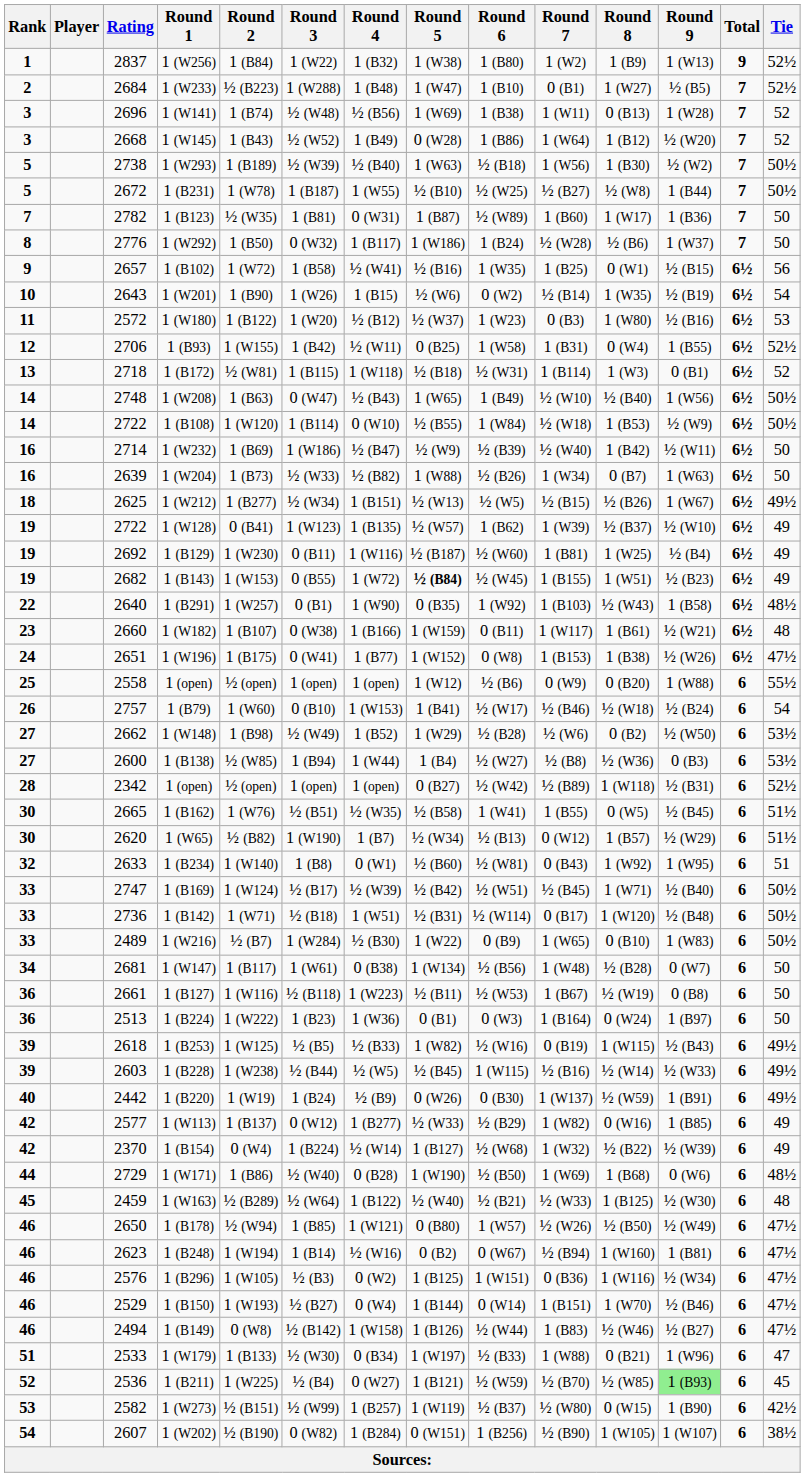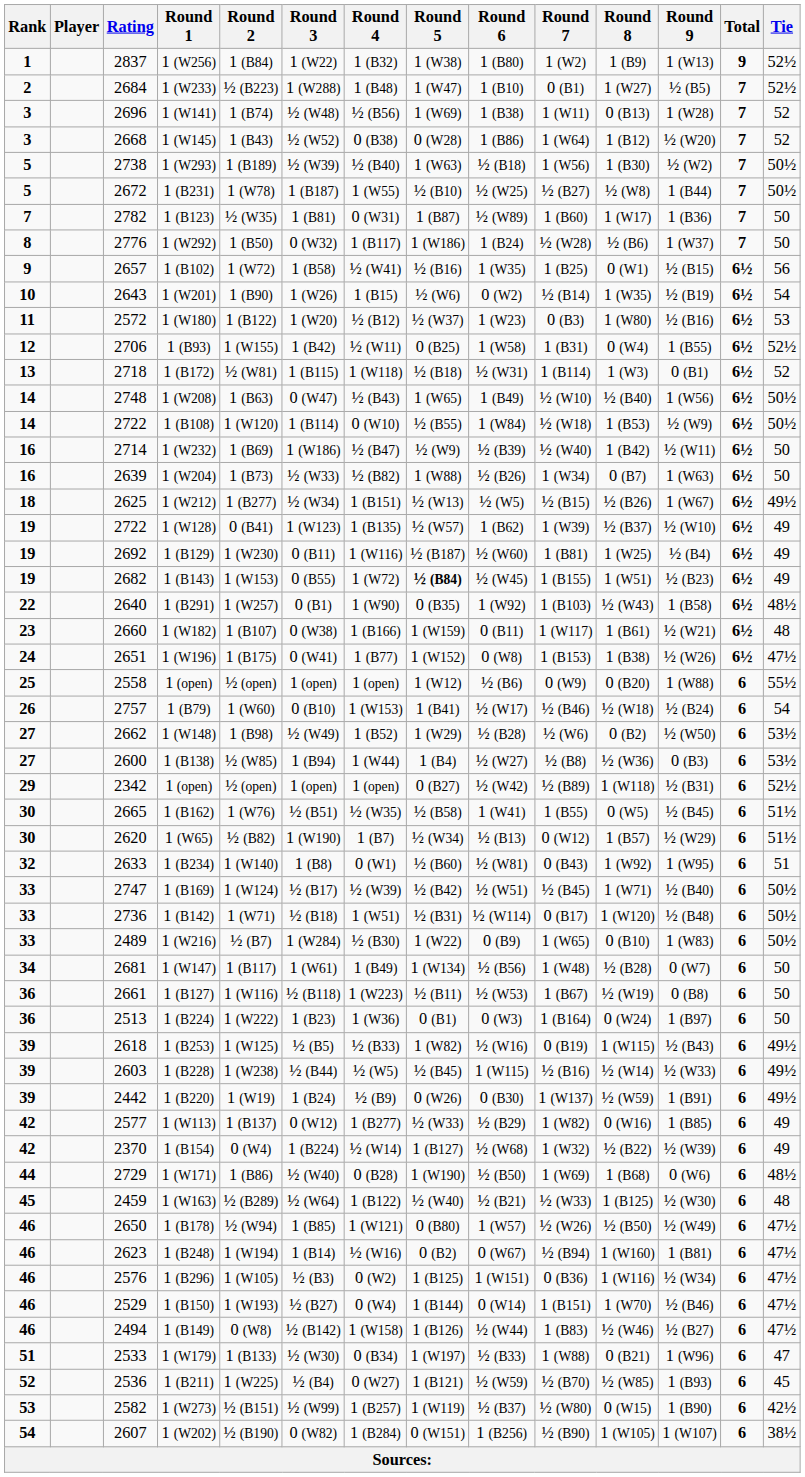(375, 139) 1 (B49) -> (375, 139) 0 (B38)
(27, 786) 28 -> (27, 786) 29
(375, 967) 0 (B38) -> (375, 967) 1 (B49)
(27, 1096) 40 -> (27, 1096) 39
(690, 1381) lightgreen background -> (690, 1381) no background
